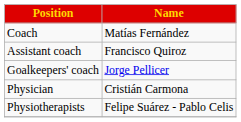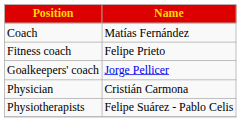- row: (44, 51)
+ row: (39, 51)
